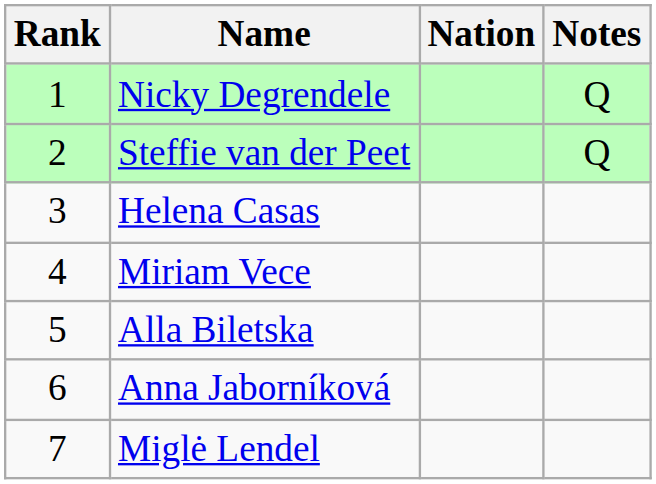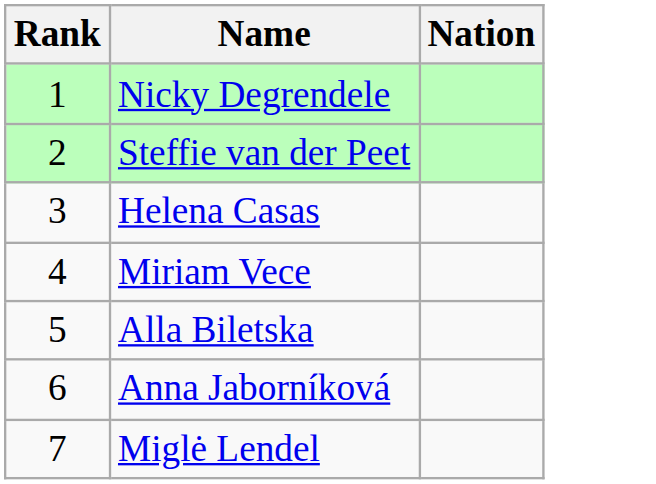- column: (597, 34)
